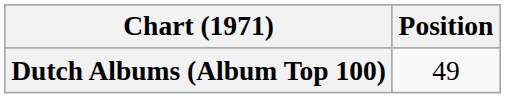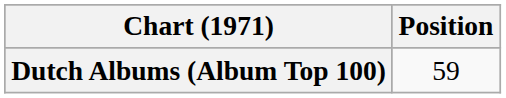(446, 69) 49 -> (446, 69) 59
